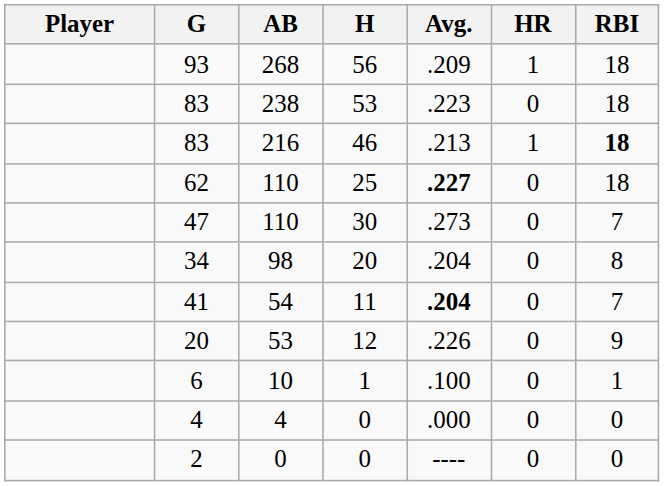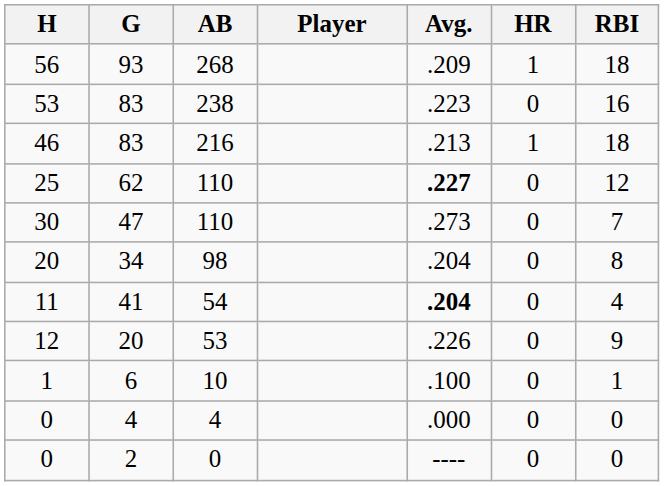columns swapped: (80, 24) <-> (365, 24)
(617, 103) 18 -> (617, 103) 16
(617, 143) bold -> (617, 143) normal
(617, 182) 18 -> (617, 182) 12
(617, 301) 7 -> (617, 301) 4
